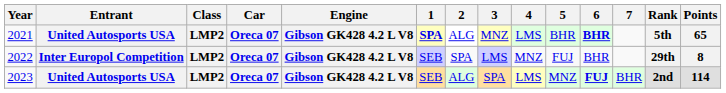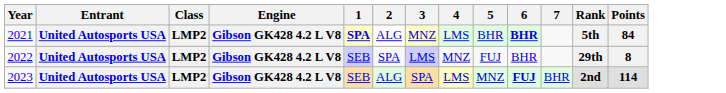- column: (254, 14)
(700, 35) 65 -> (628, 35) 84
(111, 56) Inter Europol Competition -> (102, 56) United Autosports USA
